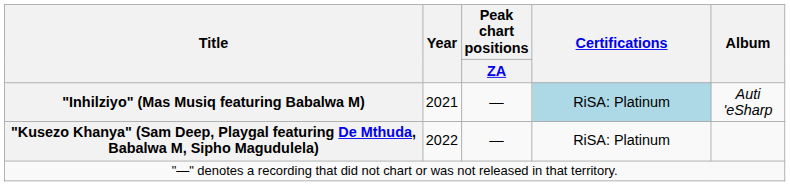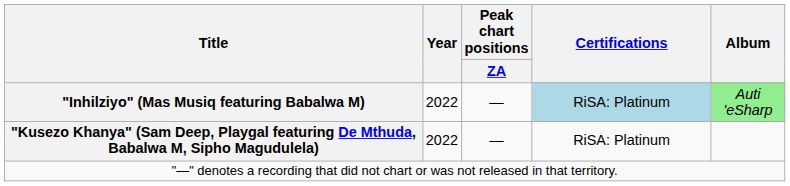(442, 102) 2021 -> (442, 102) 2022
(748, 102) no background -> (748, 102) lightgreen background
